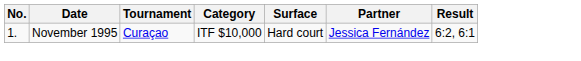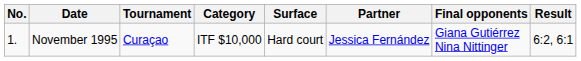+ column: (481, 14)
